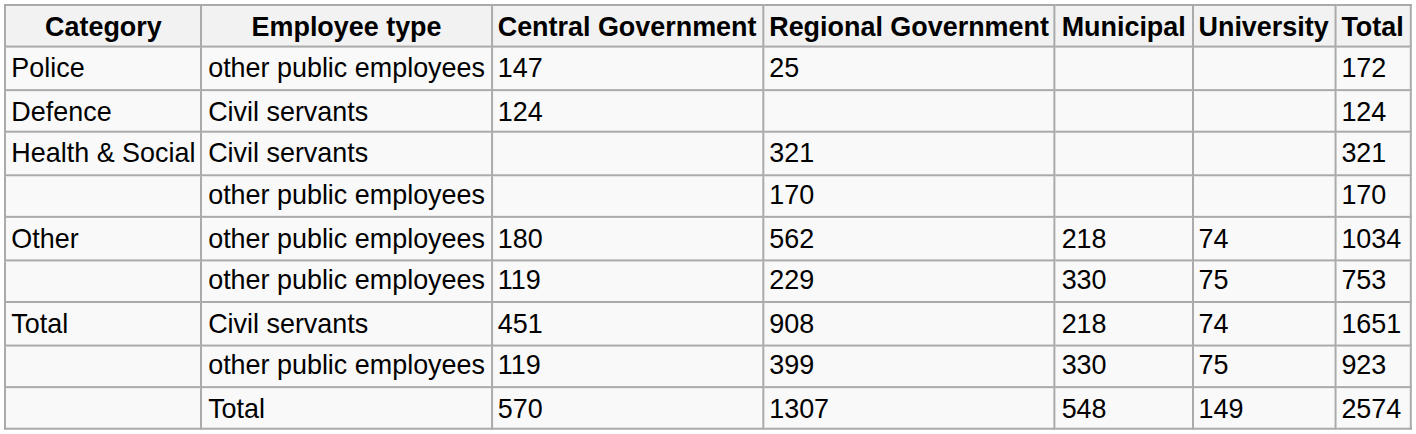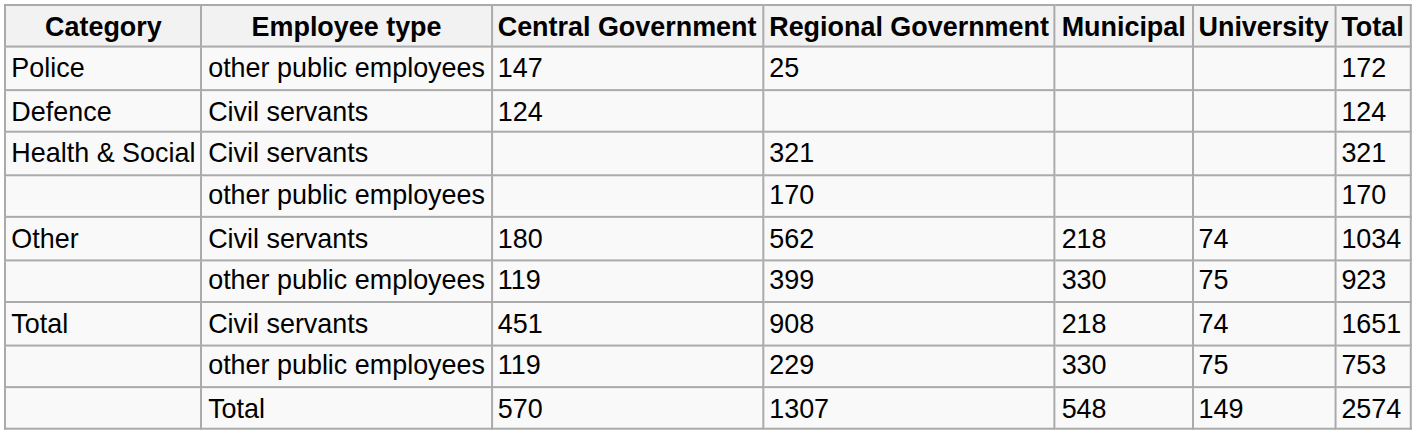(347, 238) other public employees -> (288, 238) Civil servants
rows swapped: (792, 280) <-> (792, 365)
